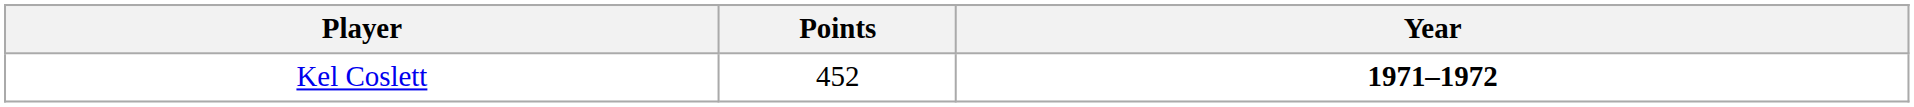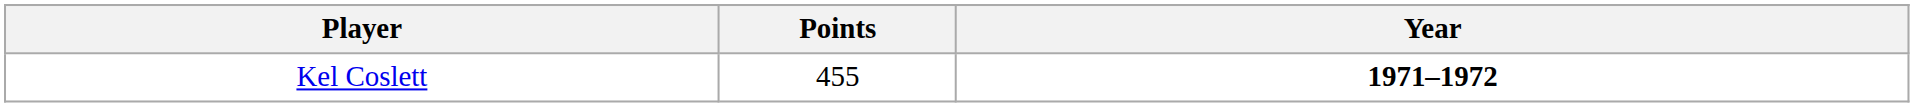(838, 76) 452 -> (838, 76) 455
